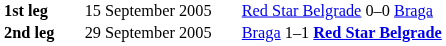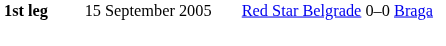- row: (29, 32)
